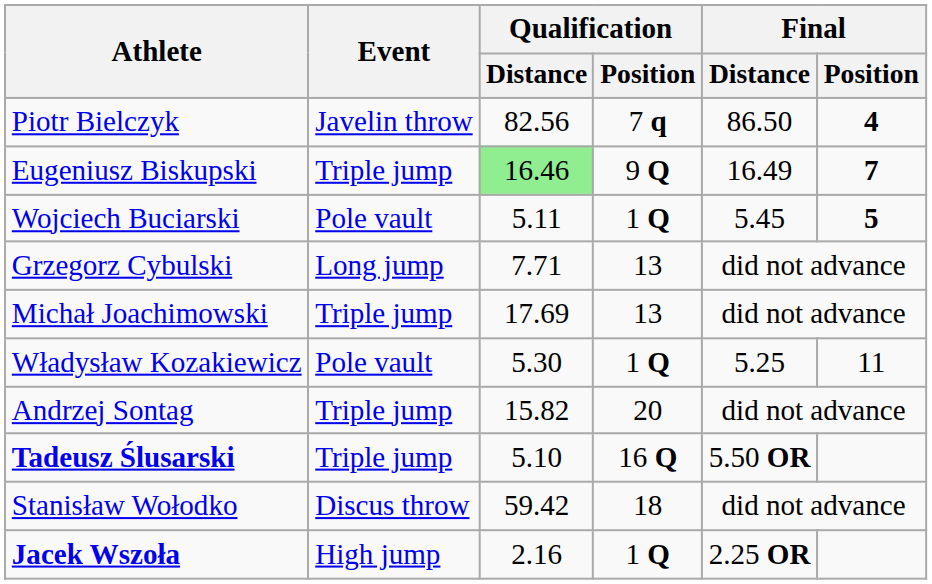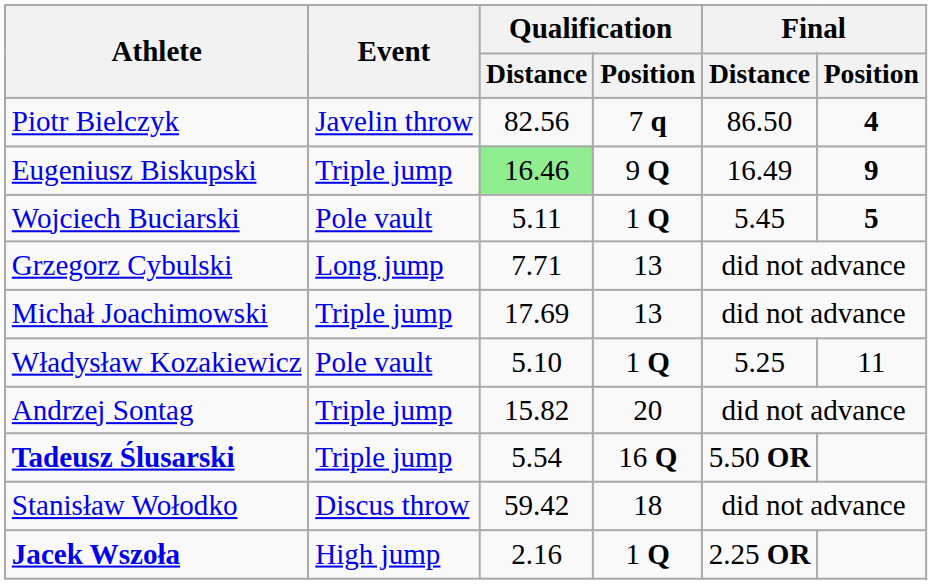(871, 170) 7 -> (871, 170) 9
(537, 362) 5.30 -> (537, 362) 5.10
(537, 458) 5.10 -> (537, 458) 5.54
